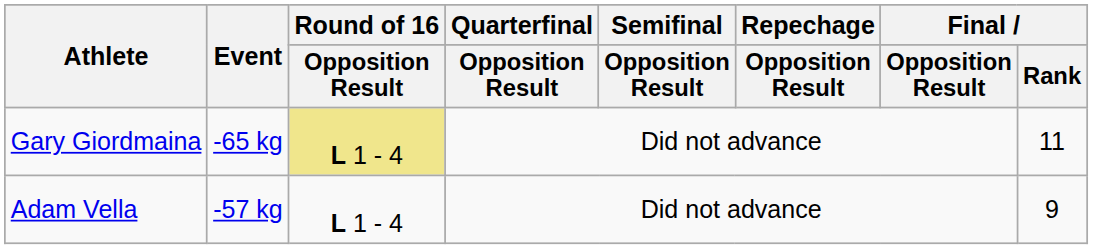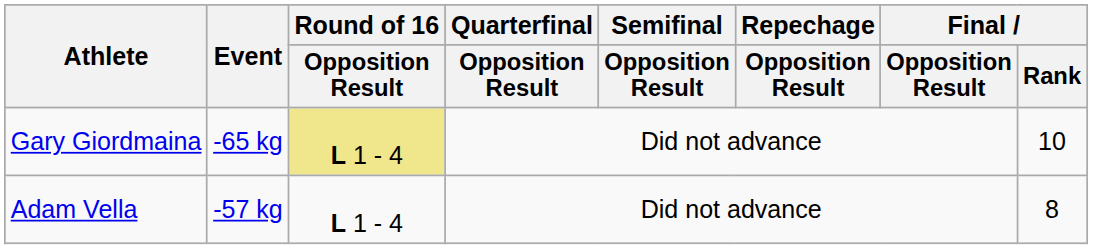(1052, 142) 11 -> (1052, 142) 10
(1052, 209) 9 -> (1052, 209) 8
